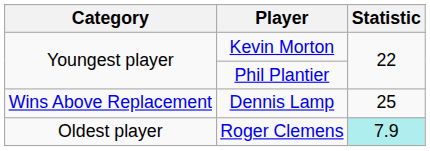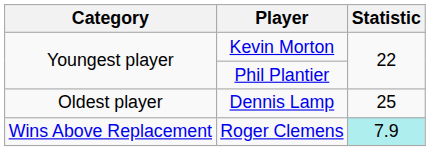(110, 103) Wins Above Replacement -> (110, 103) Oldest player
(110, 131) Oldest player -> (110, 131) Wins Above Replacement
